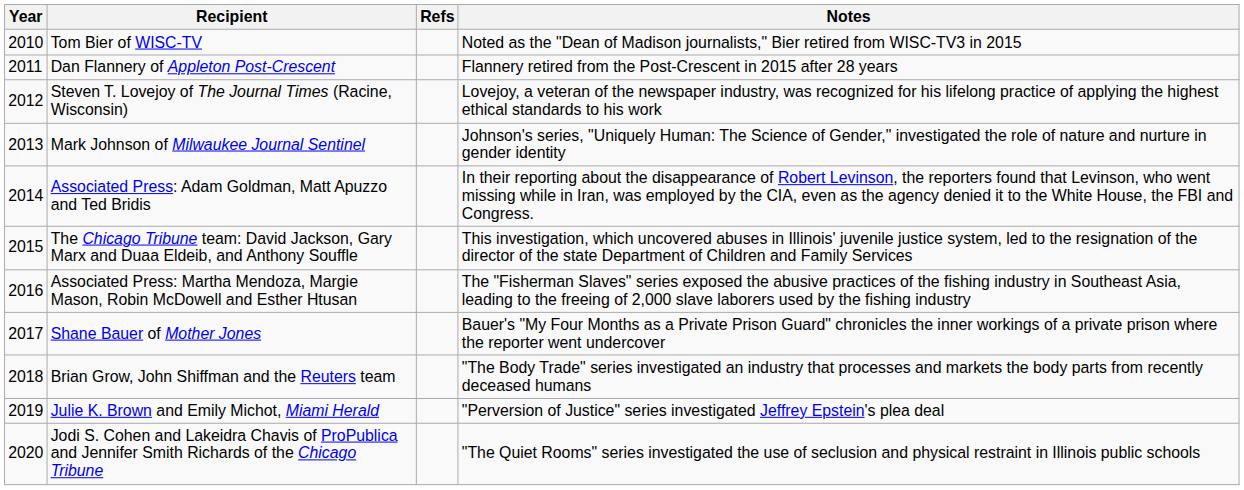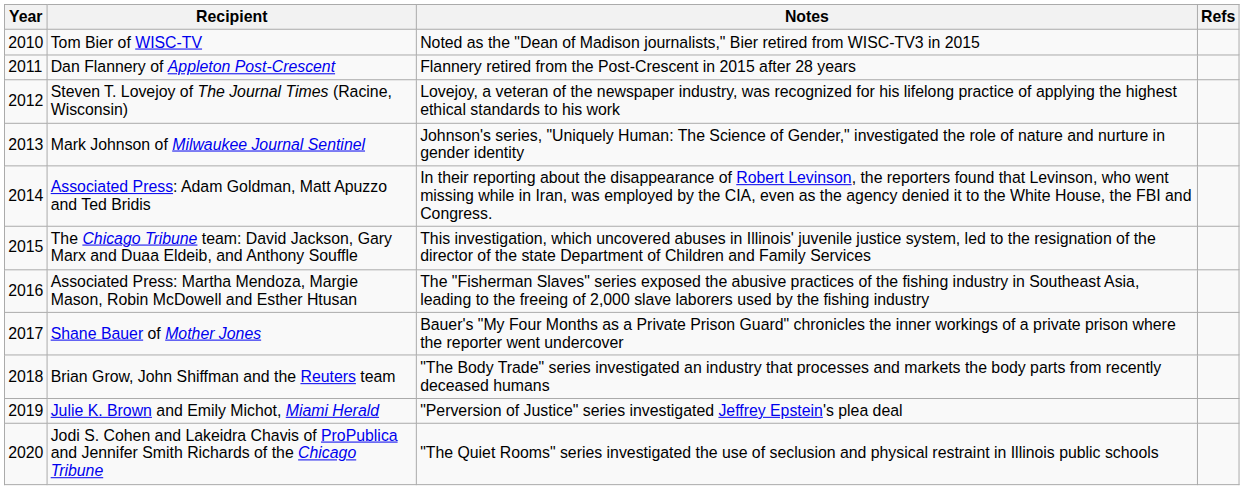columns swapped: (849, 17) <-> (437, 17)
